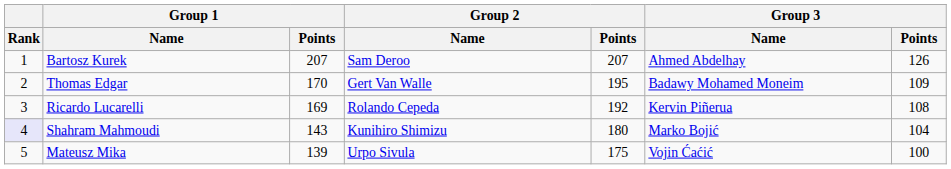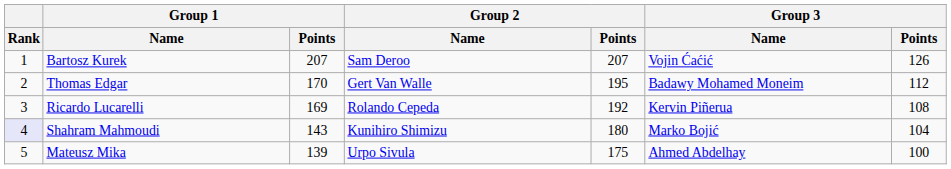(697, 61) Ahmed Abdelhay -> (681, 61) Vojin Ćaćić
(919, 84) 109 -> (919, 84) 112
(681, 153) Vojin Ćaćić -> (697, 153) Ahmed Abdelhay
